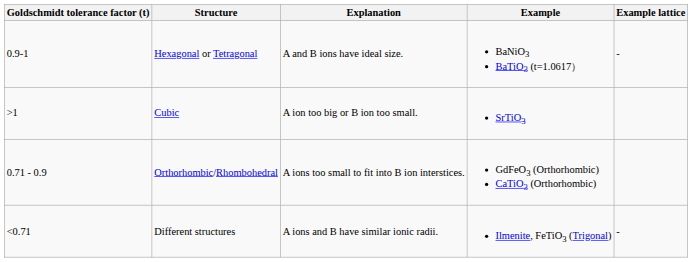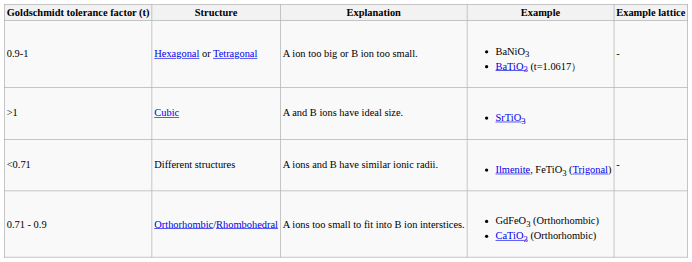(343, 54) A and B ions have ideal size. -> (350, 54) A ion too big or B ion too small.
(350, 113) A ion too big or B ion too small. -> (343, 113) A and B ions have ideal size.
rows swapped: (216, 172) <-> (195, 231)
